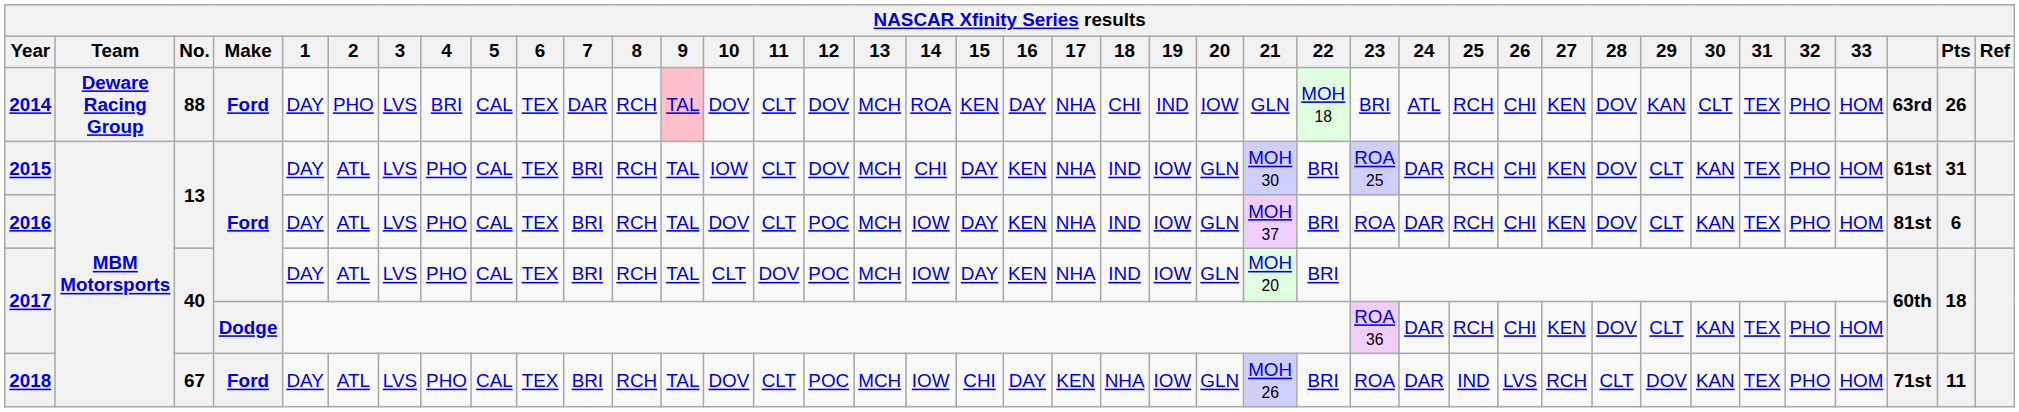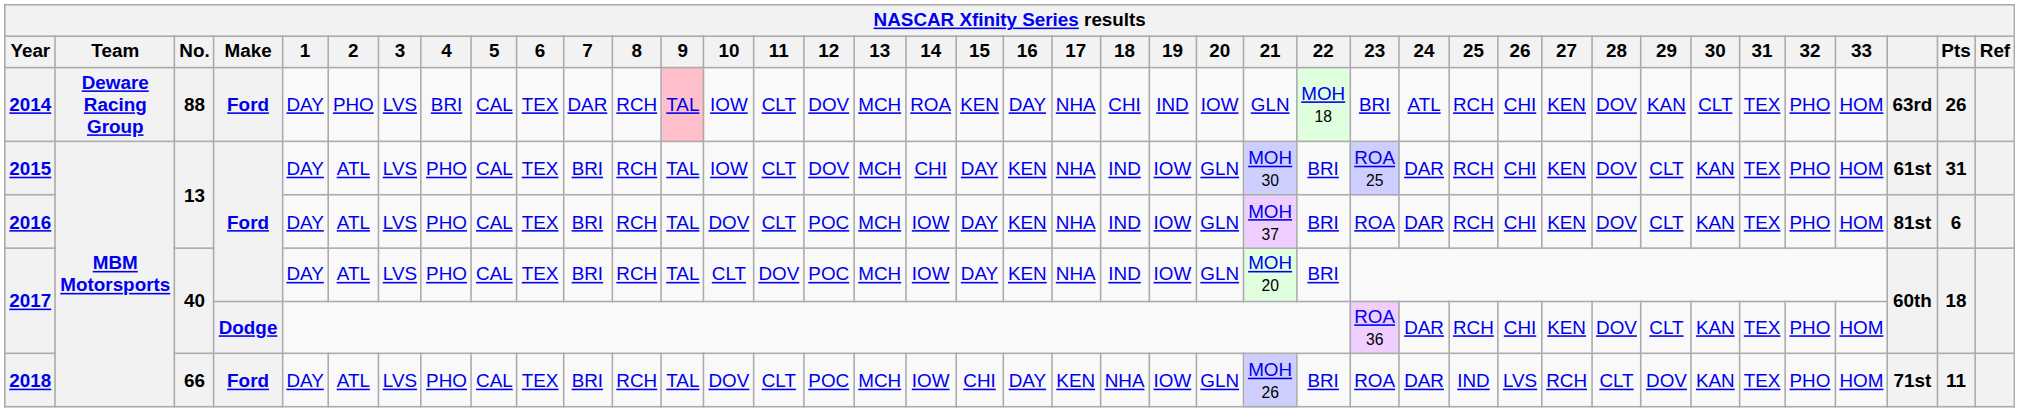(729, 104) DOV -> (729, 104) IOW
(194, 381) 67 -> (194, 381) 66
